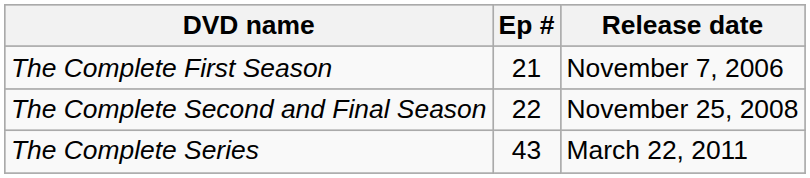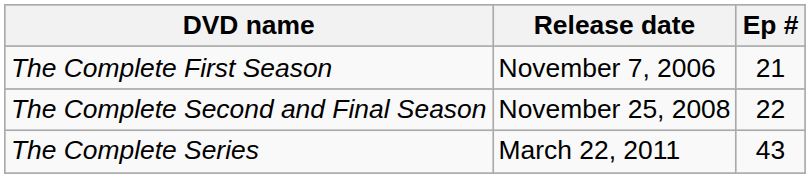columns swapped: (526, 25) <-> (682, 25)
